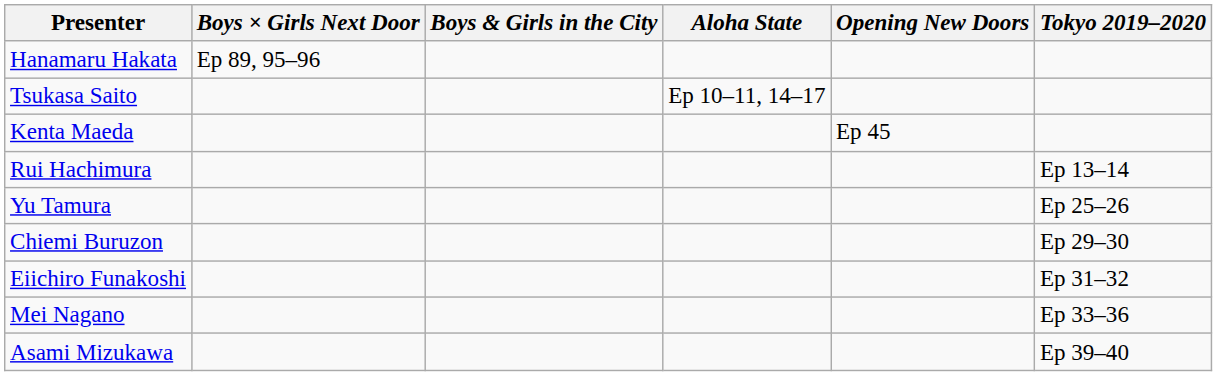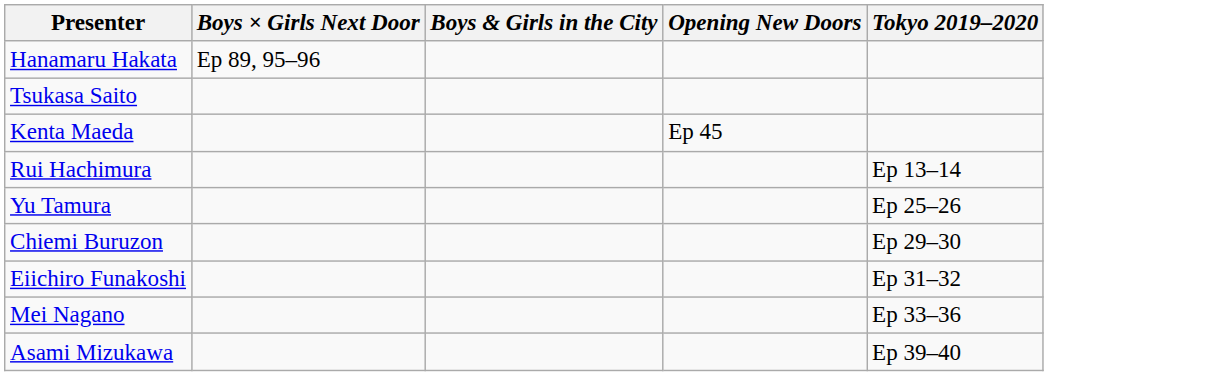- column: (747, 22)
